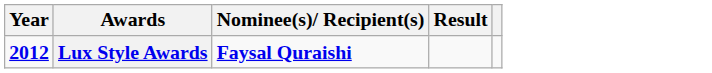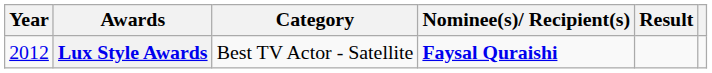+ column: (315, 20)
(29, 51) bold -> (29, 51) normal
